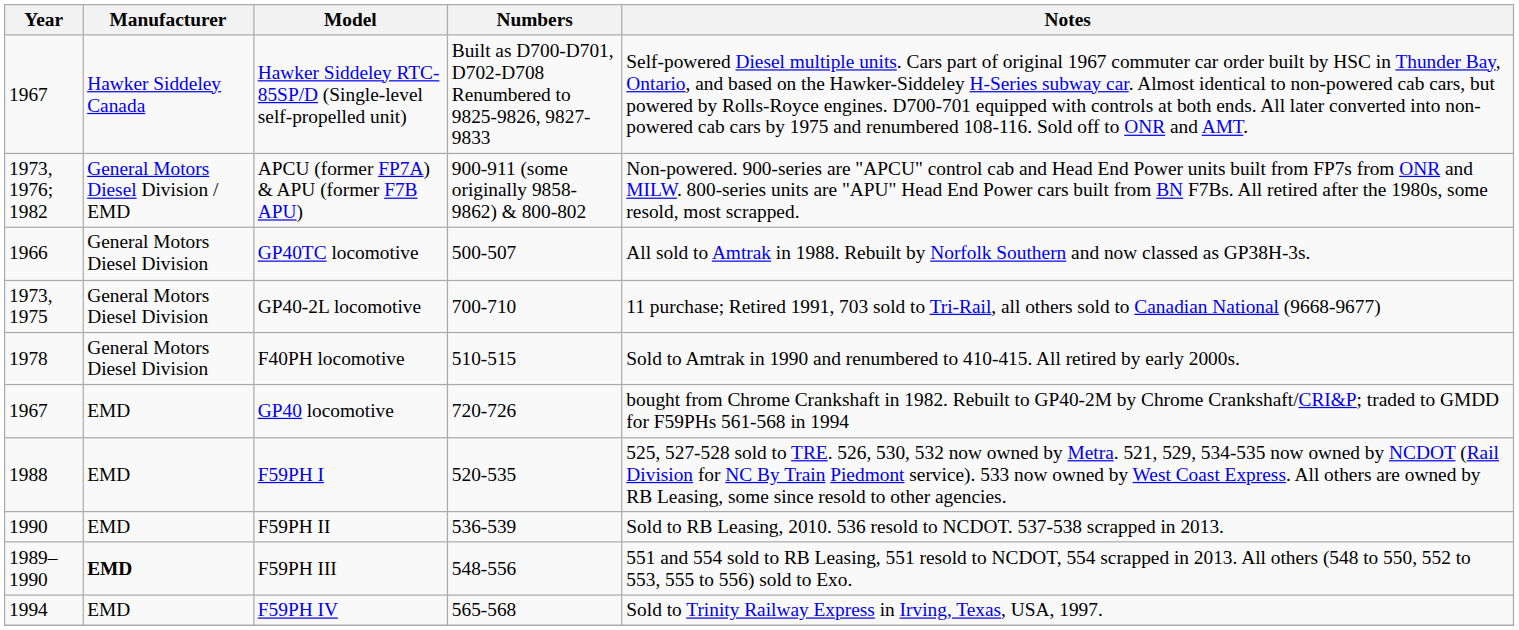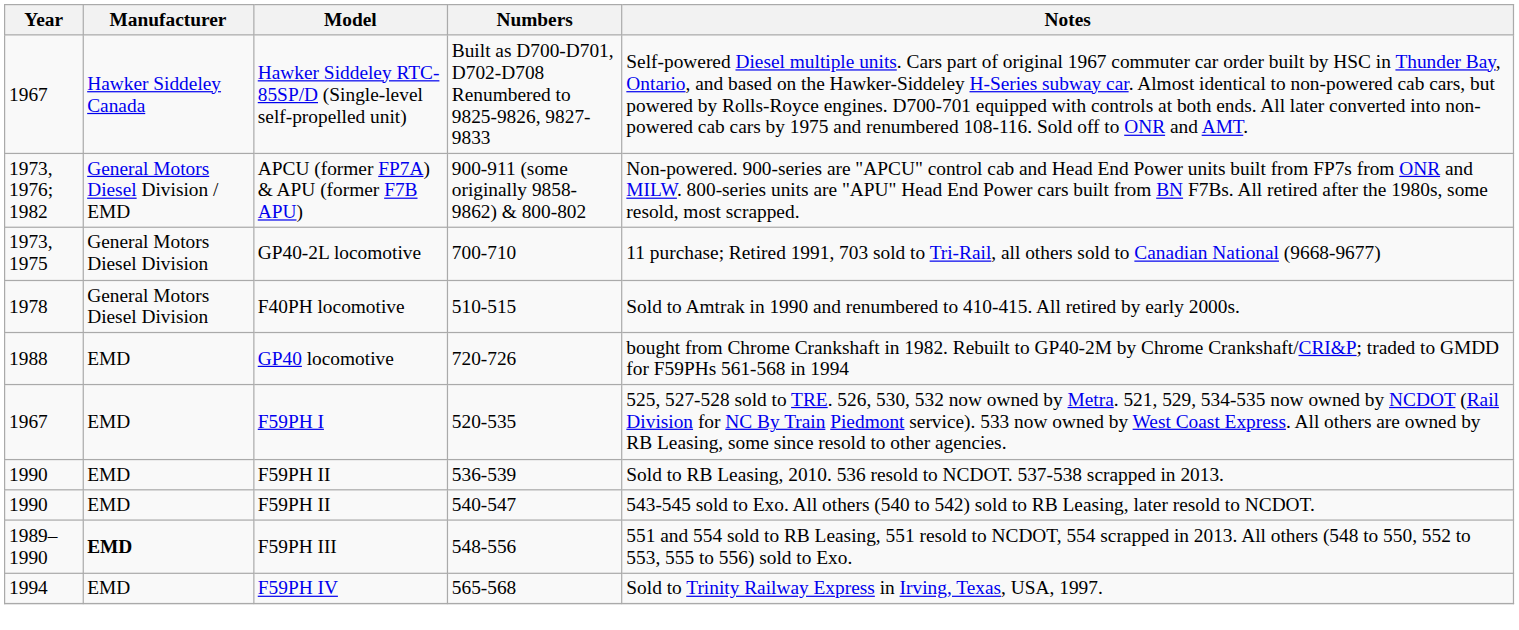- row: (338, 253)
(28, 410) 1967 -> (28, 358) 1988
(28, 474) 1988 -> (28, 421) 1967
+ row: (294, 505)
